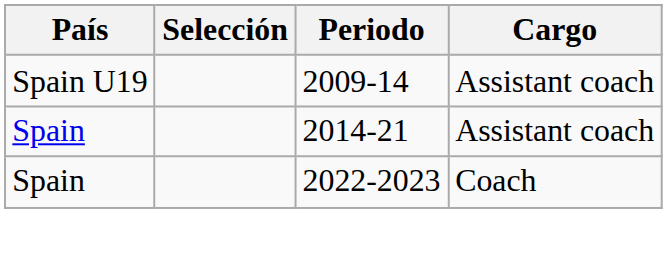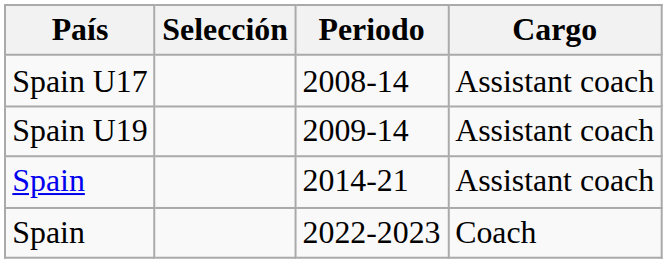+ row: (356, 80)
